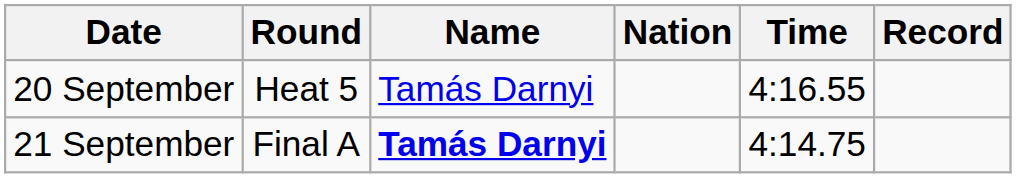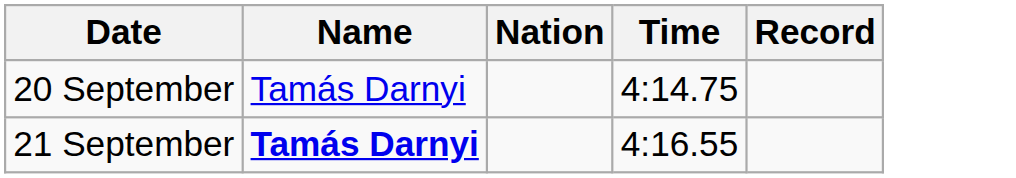- column: (306, 32)
(807, 88) 4:16.55 -> (680, 88) 4:14.75
(807, 144) 4:14.75 -> (680, 144) 4:16.55
